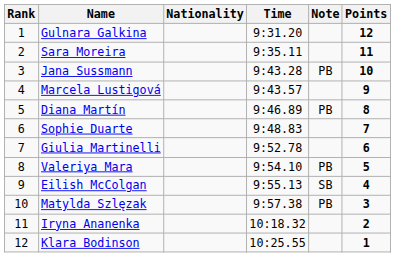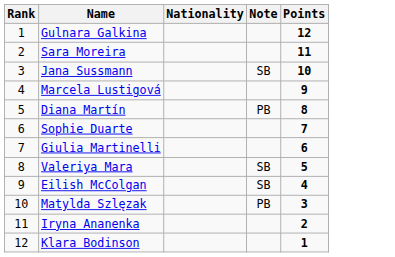- column: (278, 14)
(325, 71) PB -> (263, 71) SB
(325, 167) PB -> (263, 167) SB
